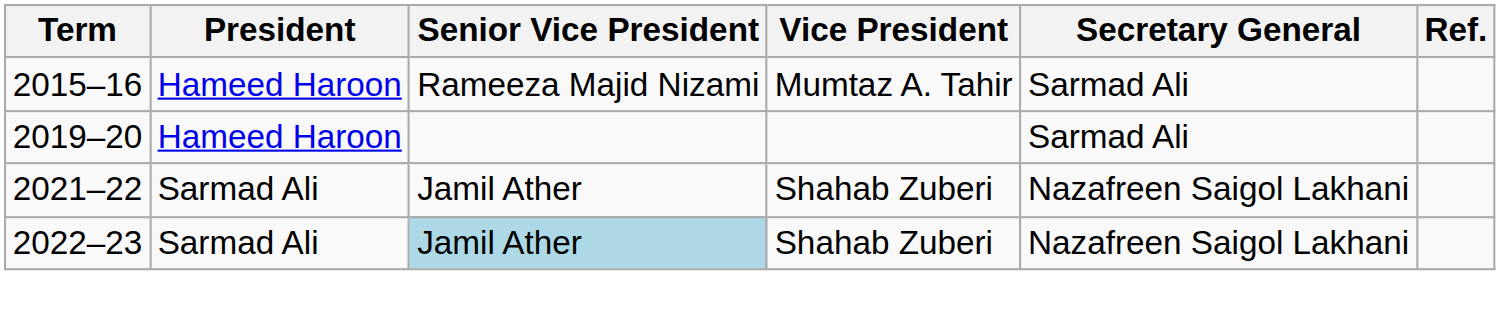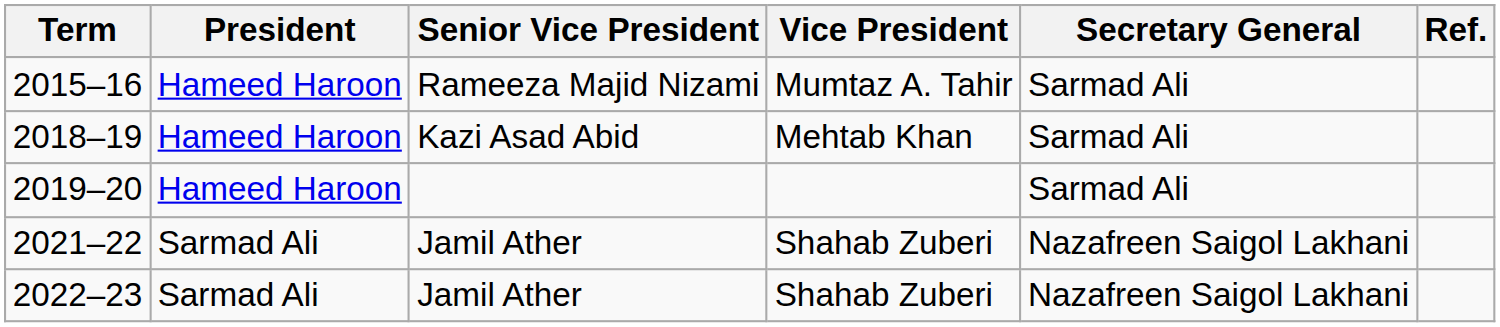+ row: (77, 136)
(499, 242) lightblue background -> (499, 294) no background
